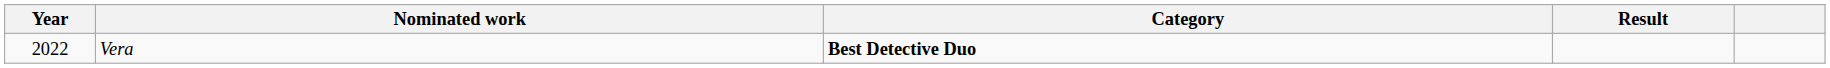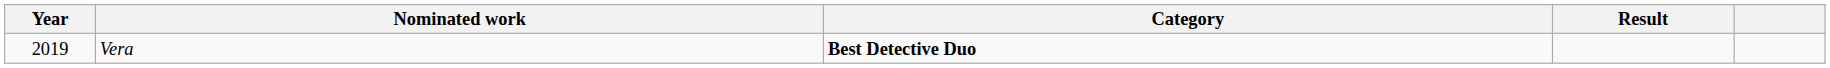(50, 48) 2022 -> (50, 48) 2019
